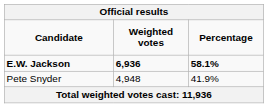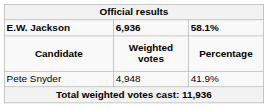rows swapped: (59, 37) <-> (38, 63)
